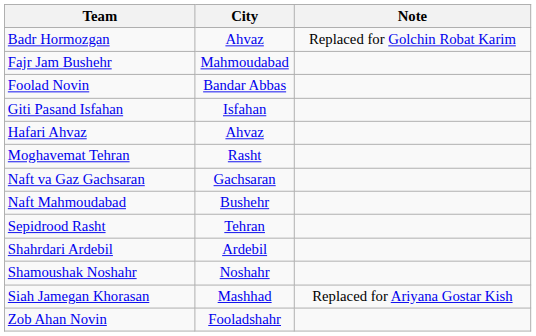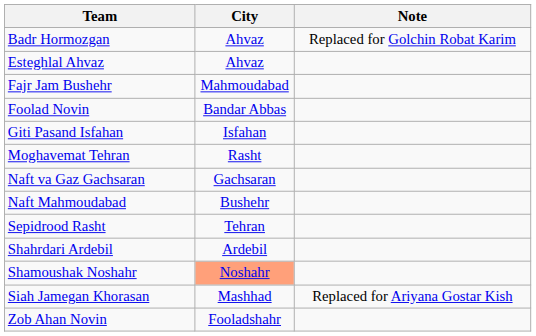+ row: (56, 62)
- row: (47, 132)
(245, 272) no background -> (245, 272) lightsalmon background
